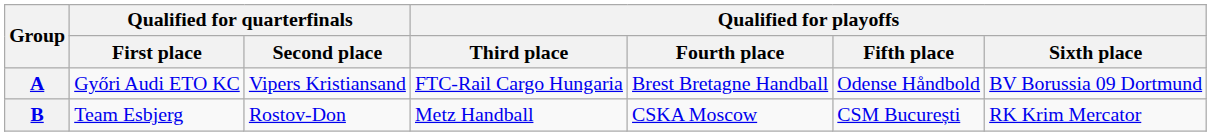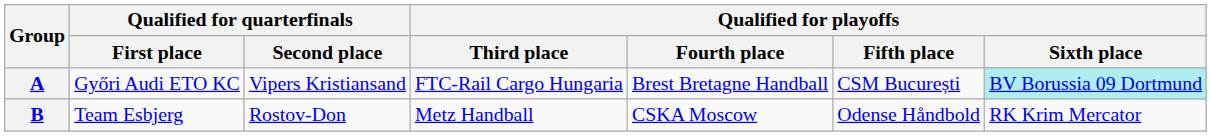(909, 83) Odense Håndbold -> (899, 83) CSM București
(1096, 83) no background -> (1096, 83) paleturquoise background
(899, 114) CSM București -> (909, 114) Odense Håndbold
